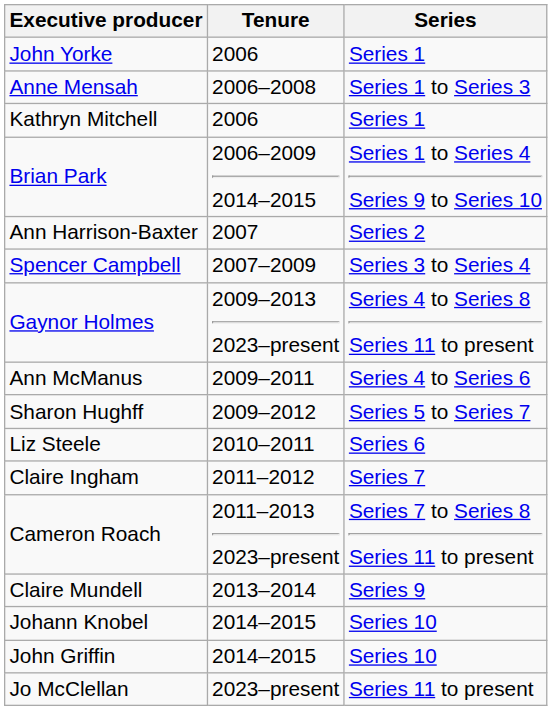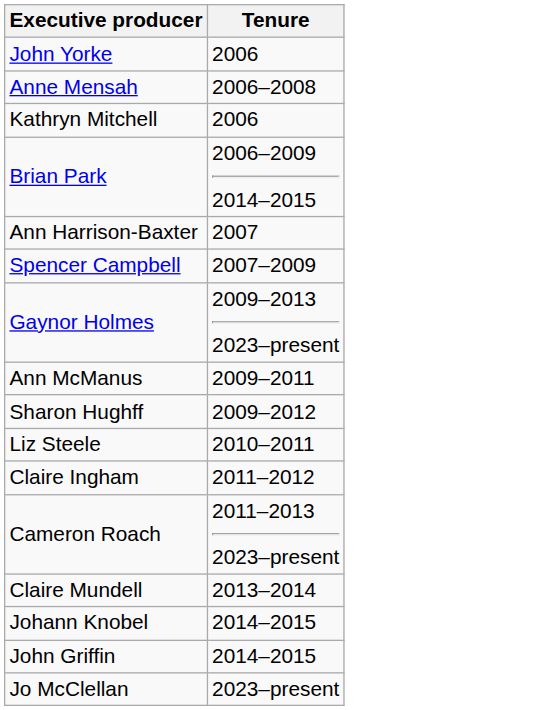- column: (445, 20)
